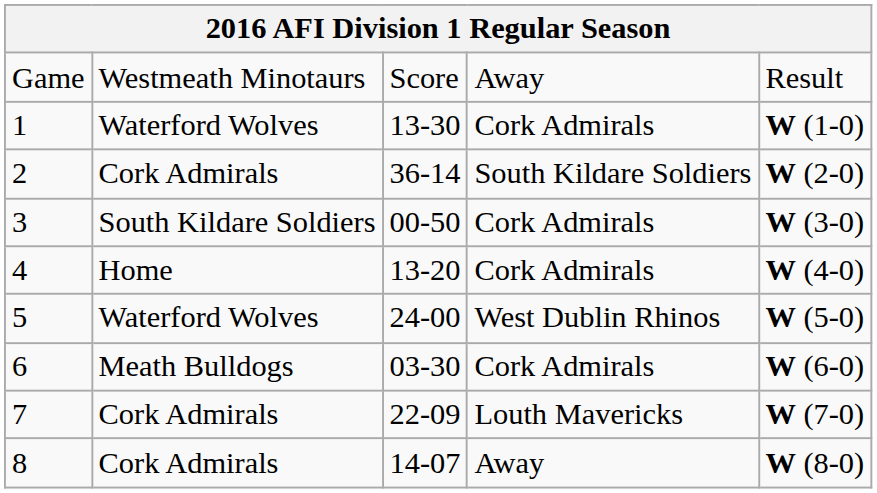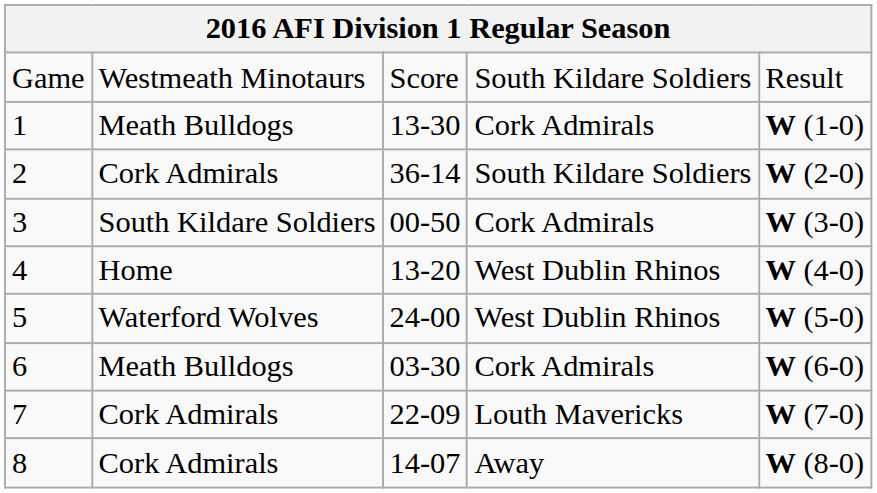(509, 76) Away -> (613, 76) South Kildare Soldiers
(209, 125) Waterford Wolves -> (196, 125) Meath Bulldogs
(564, 269) Cork Admirals -> (597, 269) West Dublin Rhinos
